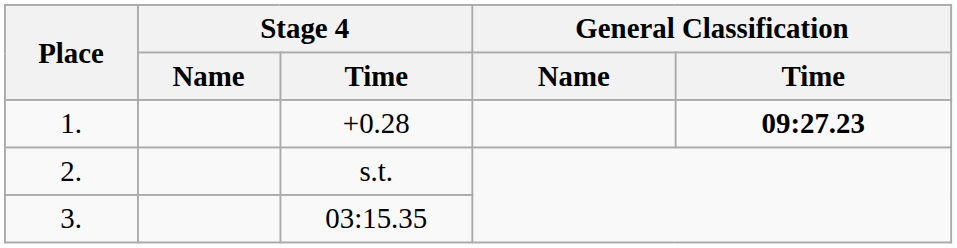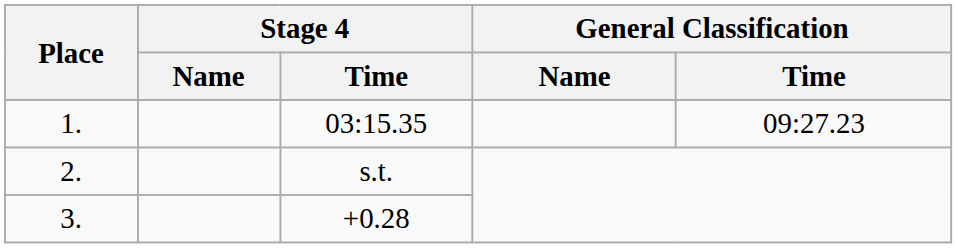(376, 123) +0.28 -> (376, 123) 03:15.35
(813, 123) bold -> (814, 123) normal
(376, 218) 03:15.35 -> (376, 218) +0.28
